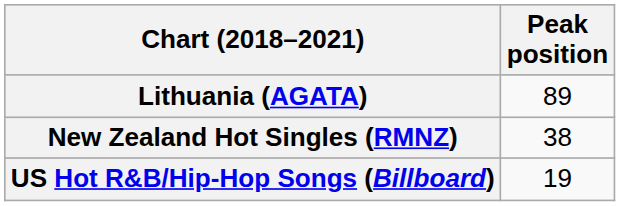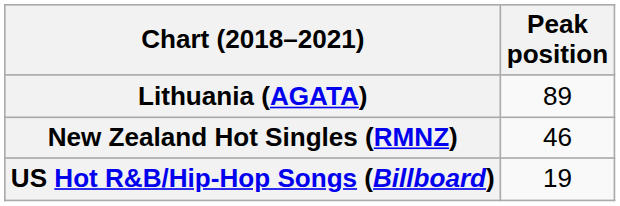(557, 137) 38 -> (557, 137) 46
